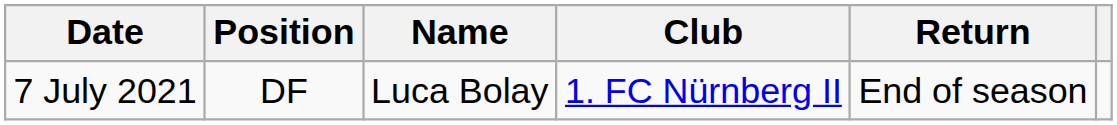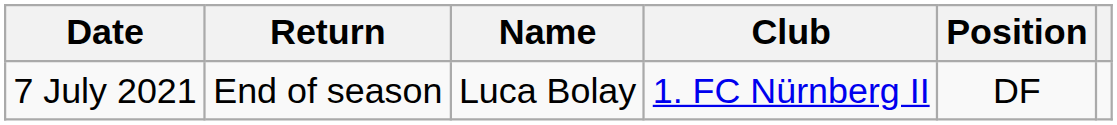columns swapped: (284, 32) <-> (973, 32)
